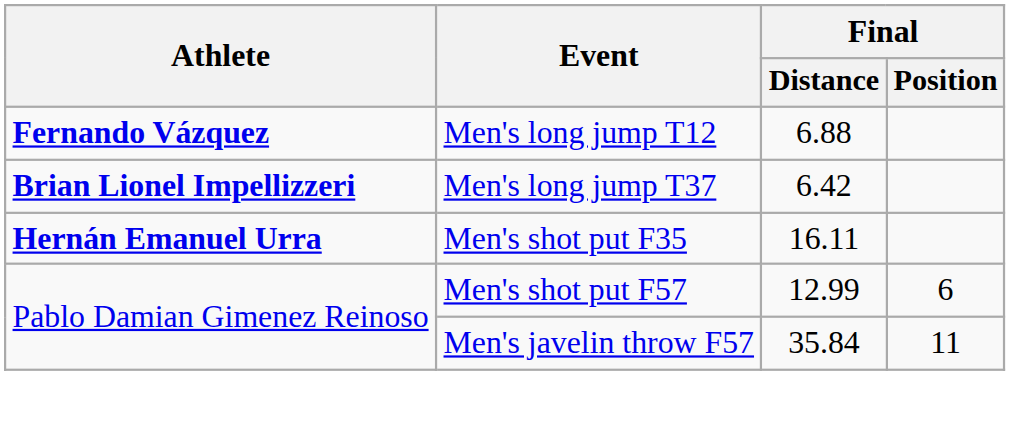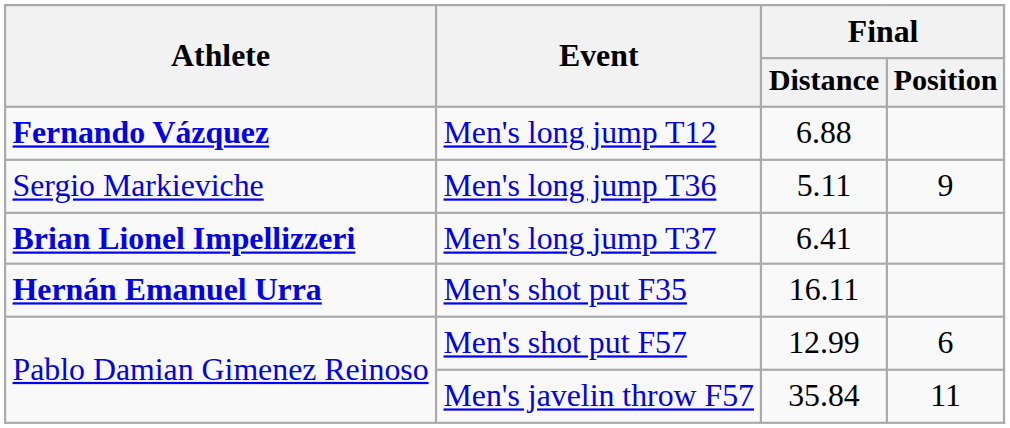+ row: (580, 185)
(824, 185) 6.42 -> (824, 238) 6.41
